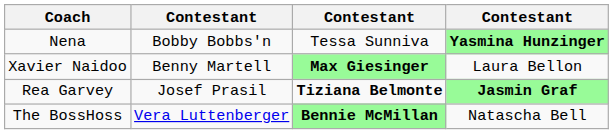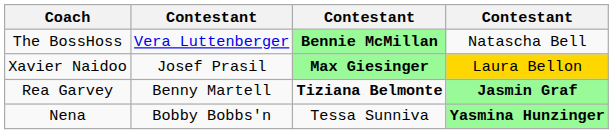rows swapped: (68, 42) <-> (68, 116)
(212, 67) Benny Martell -> (212, 67) Josef Prasil
(527, 67) no background -> (527, 67) gold background
(212, 91) Josef Prasil -> (212, 91) Benny Martell
